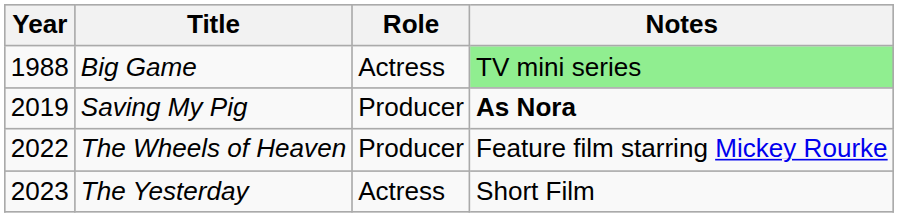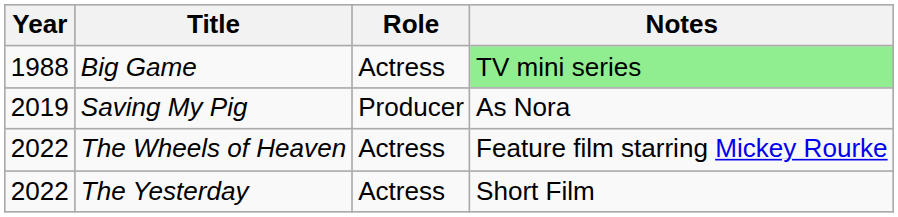(526, 107) bold -> (523, 107) normal
(411, 149) Producer -> (402, 149) Actress
(40, 190) 2023 -> (40, 190) 2022
